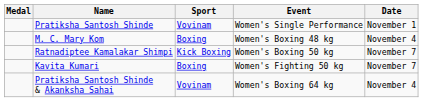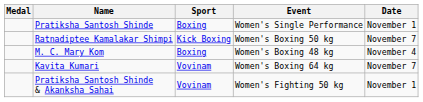(194, 25) Vovinam -> (192, 25) Boxing
rows swapped: (69, 38) <-> (104, 52)
(192, 66) Boxing -> (194, 66) Vovinam
(289, 66) Women's Fighting 50 kg -> (284, 66) Women's Boxing 64 kg
(284, 85) Women's Boxing 64 kg -> (289, 85) Women's Fighting 50 kg
(392, 85) November 4 -> (392, 85) November 1
